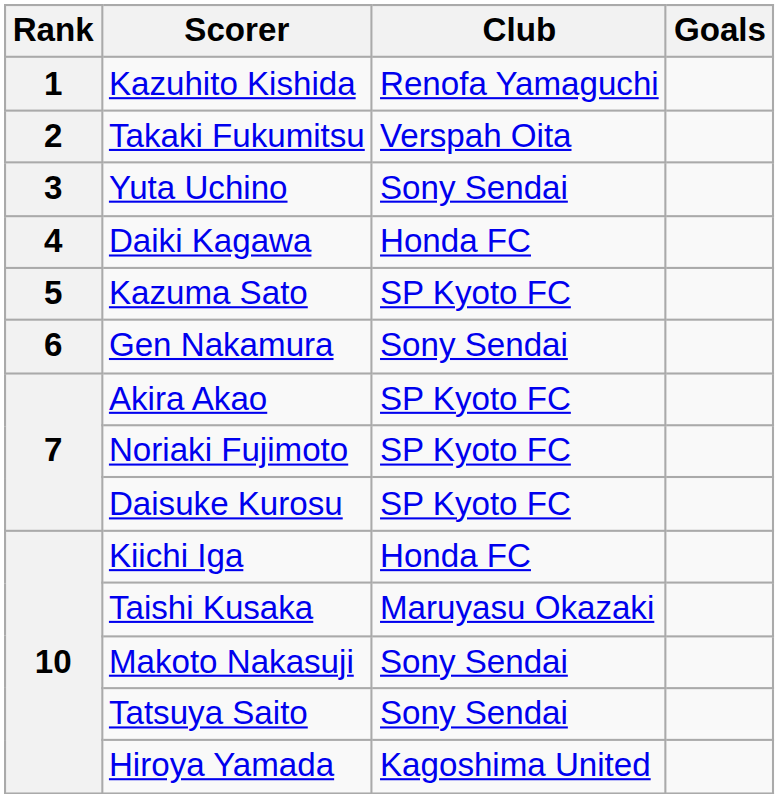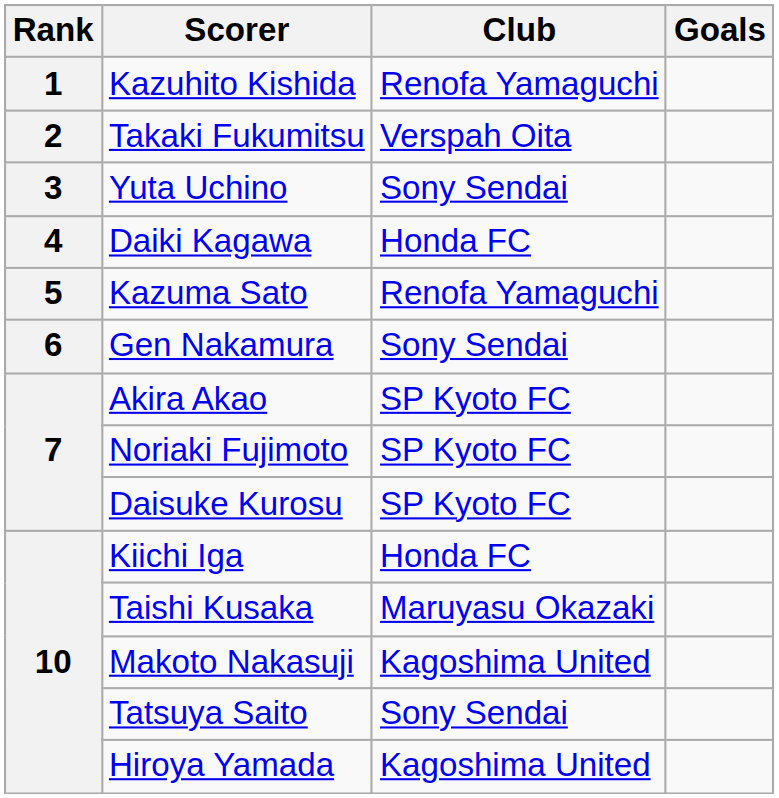(475, 293) SP Kyoto FC -> (519, 293) Renofa Yamaguchi
(474, 661) Sony Sendai -> (515, 661) Kagoshima United
